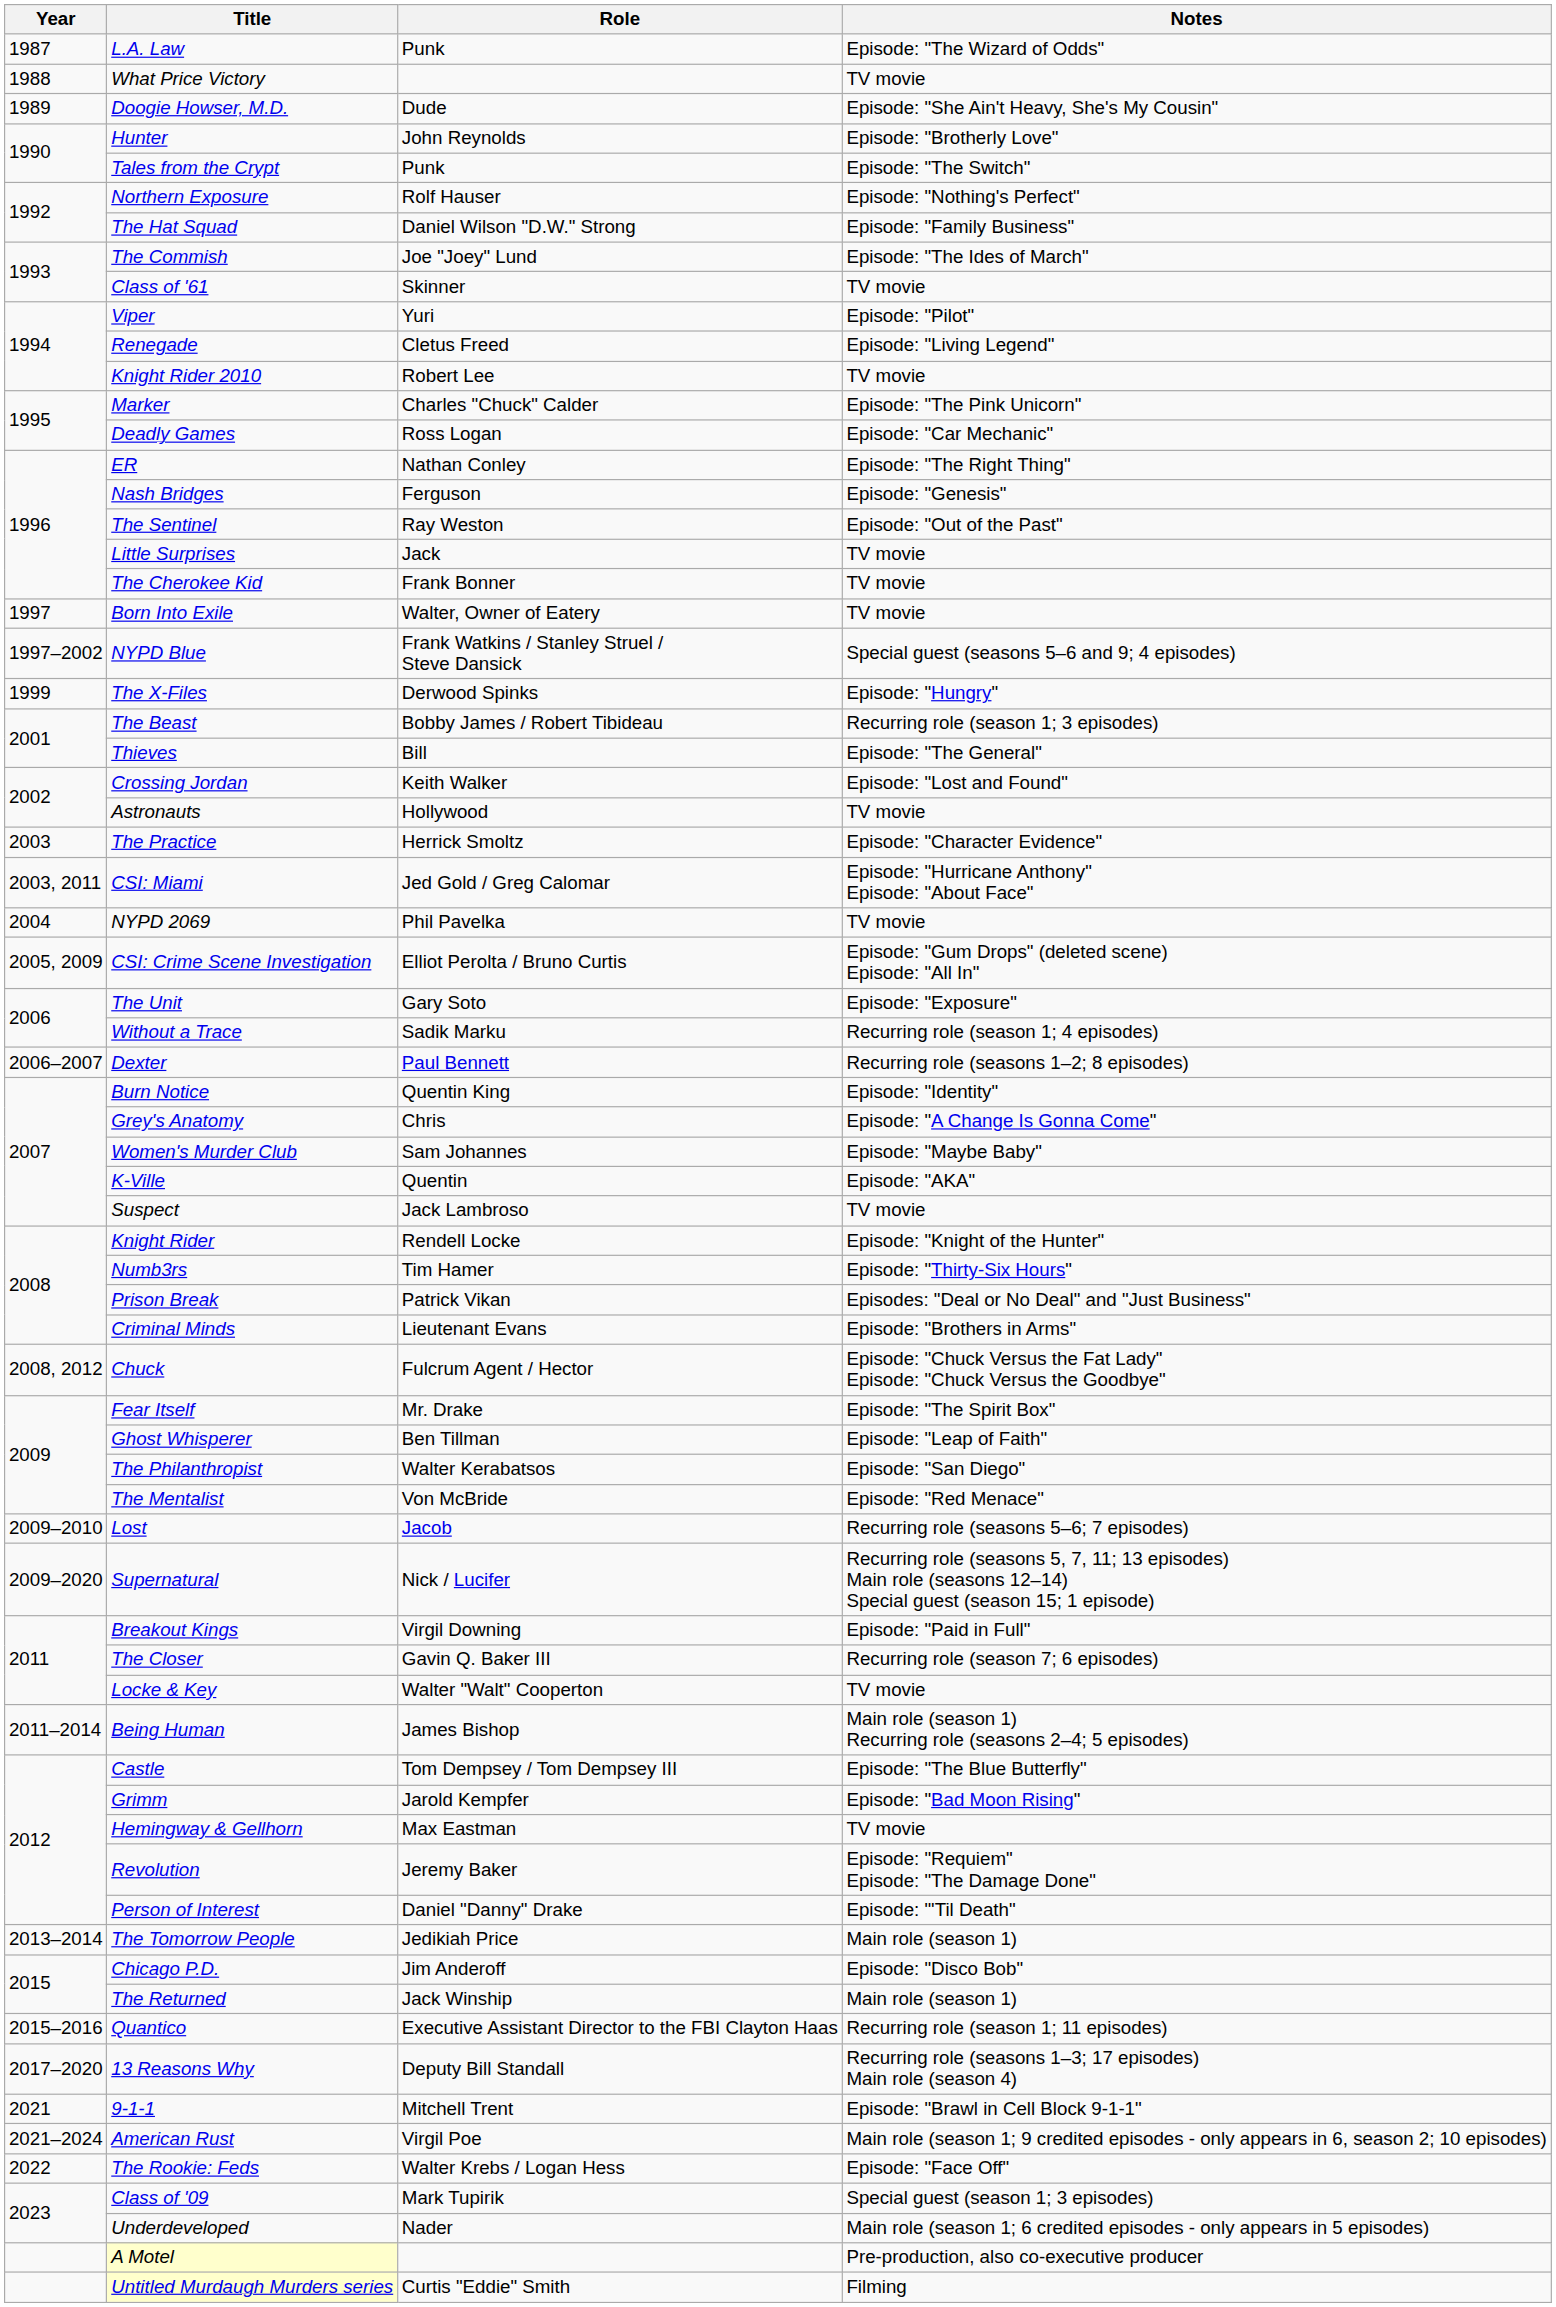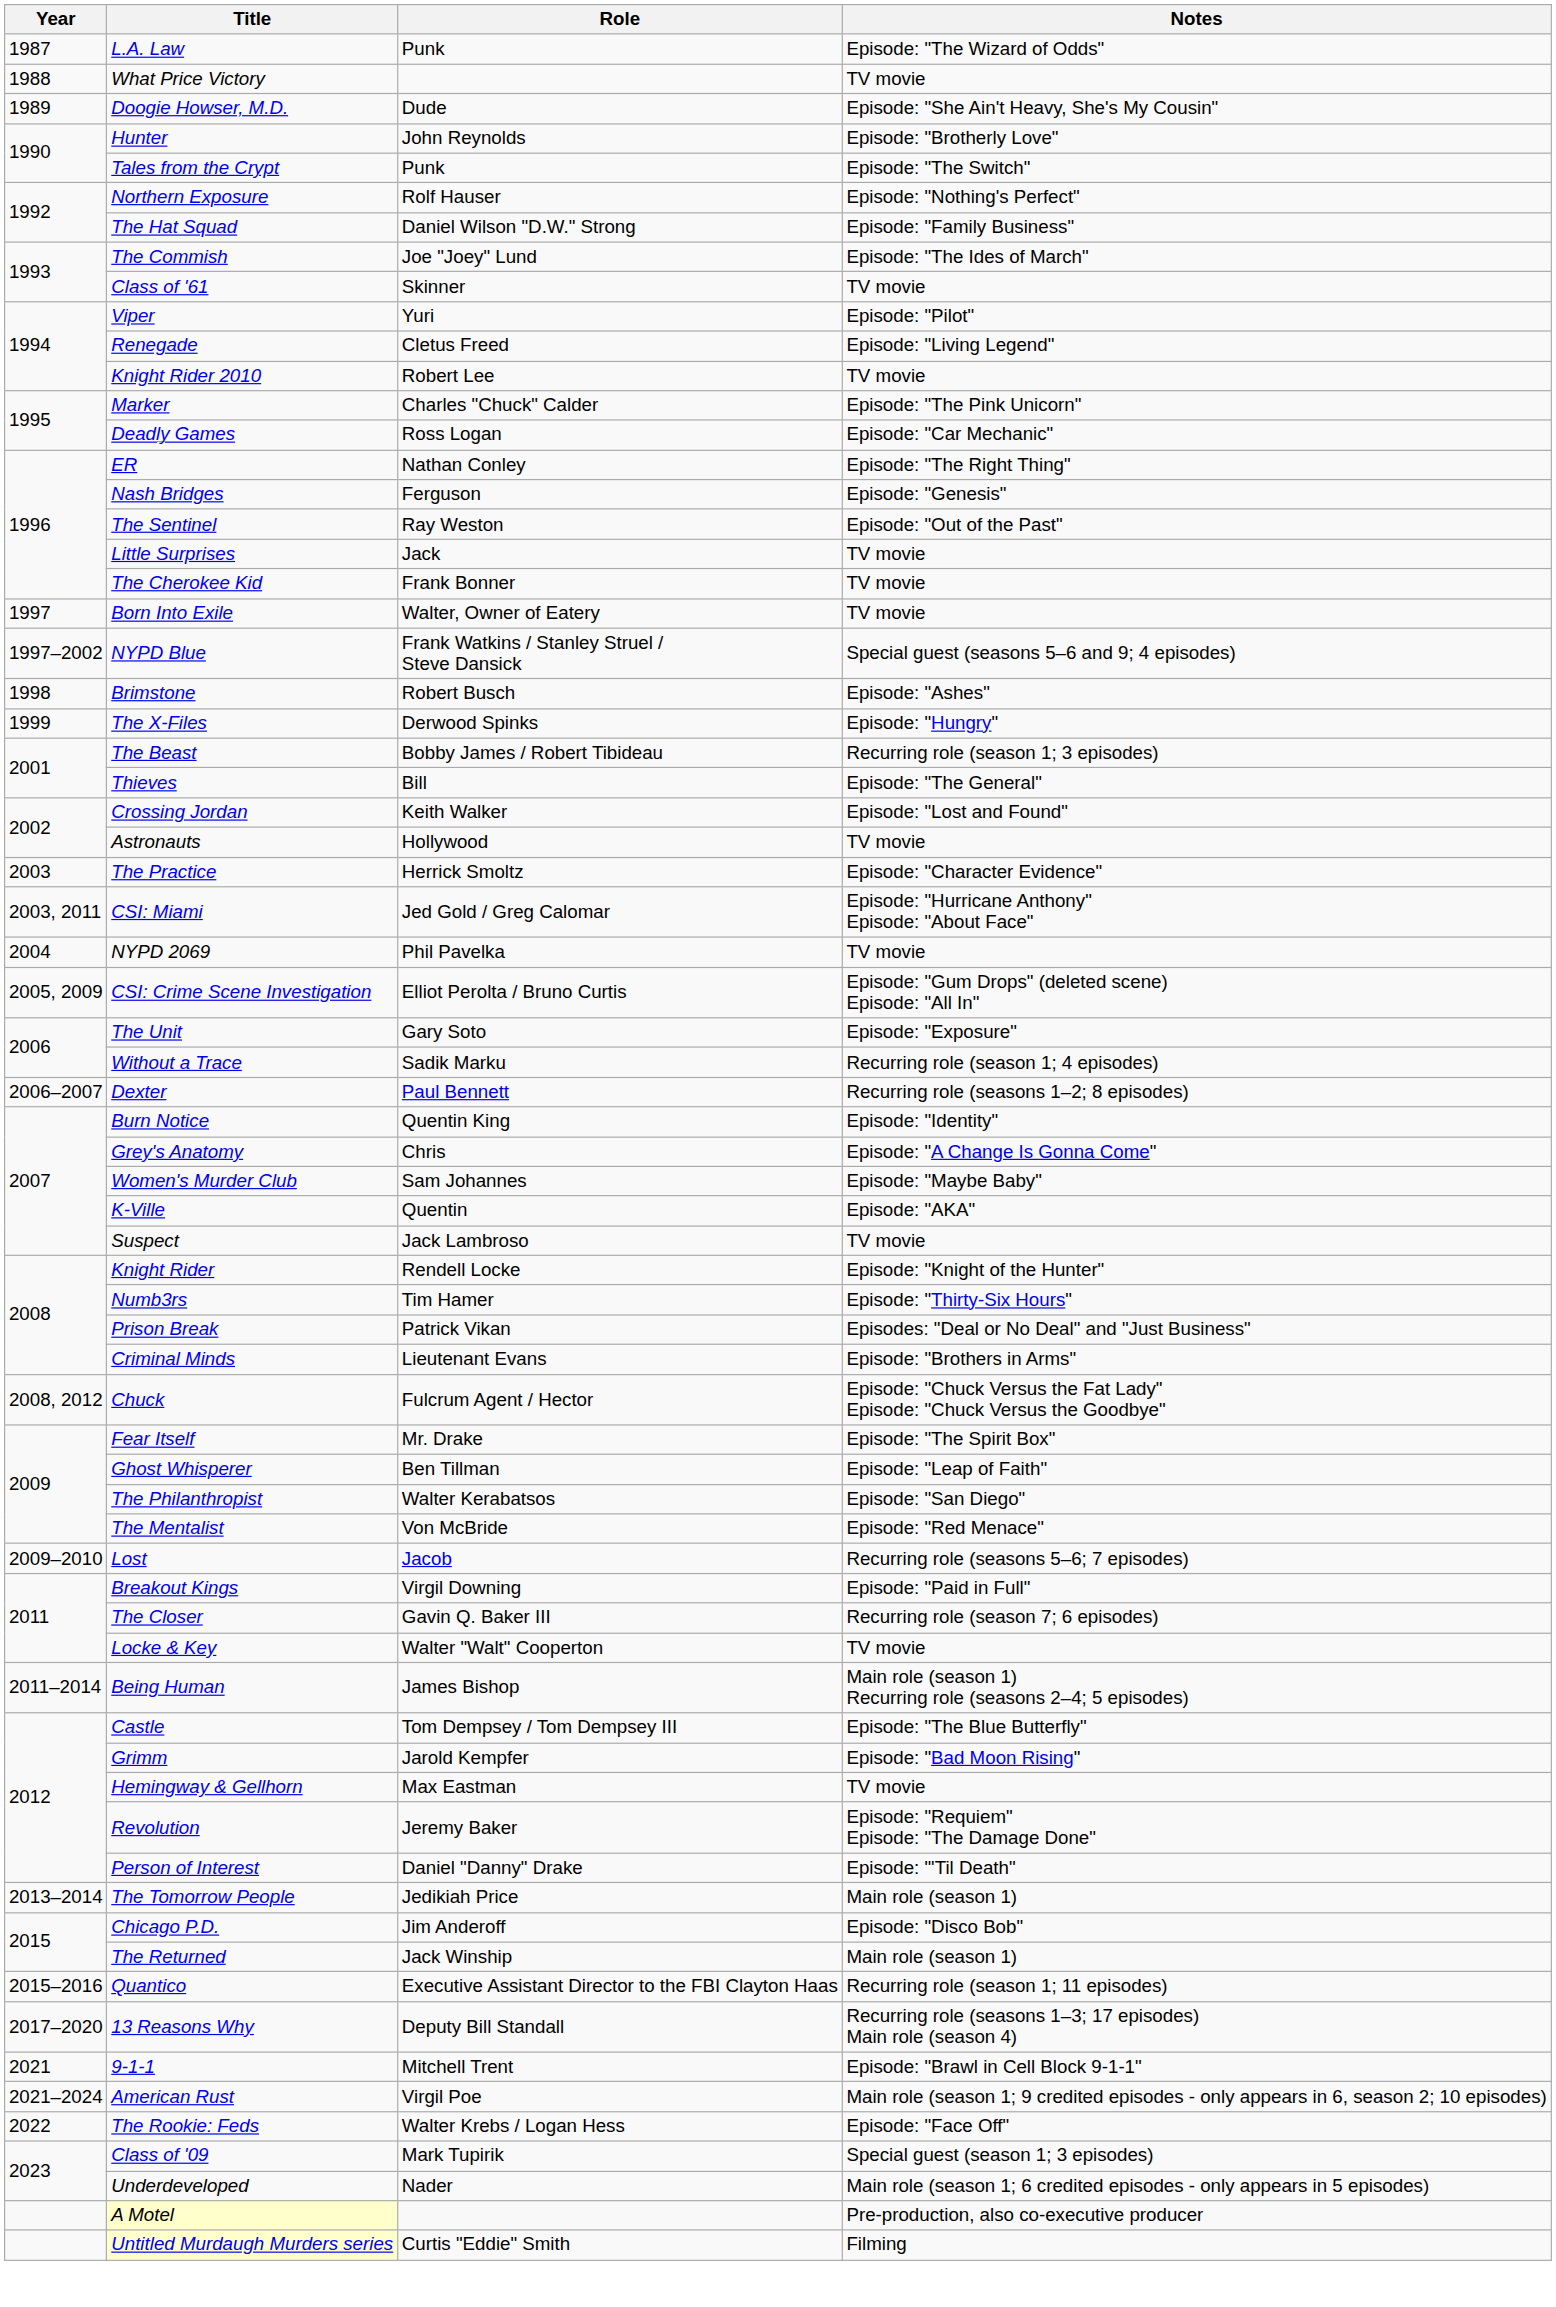+ row: (153, 693)
- row: (165, 1579)
